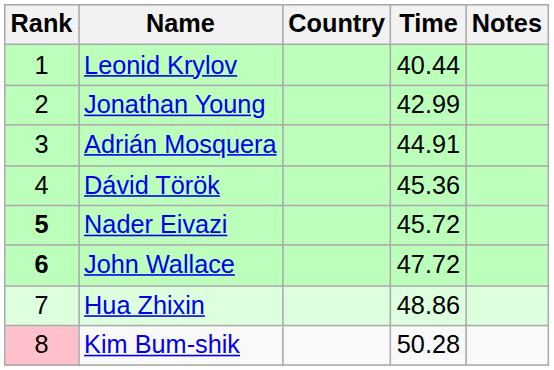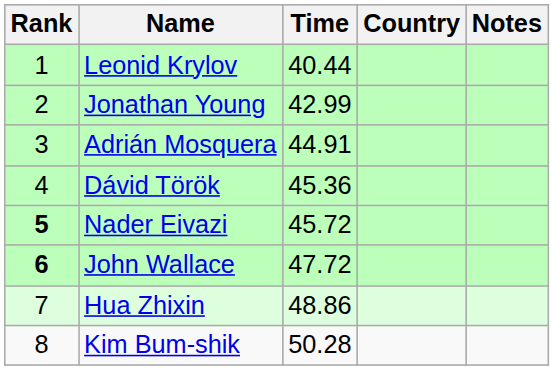columns swapped: (337, 24) <-> (428, 24)
(42, 345) pink background -> (42, 345) no background
